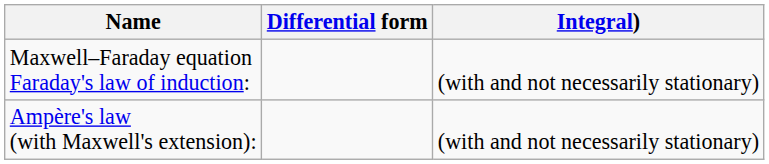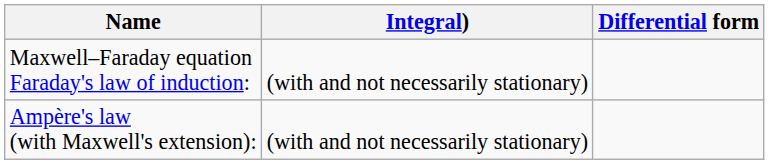columns swapped: (347, 22) <-> (598, 22)
